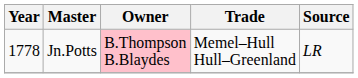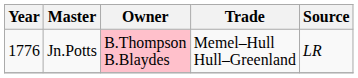(24, 51) 1778 -> (24, 51) 1776
